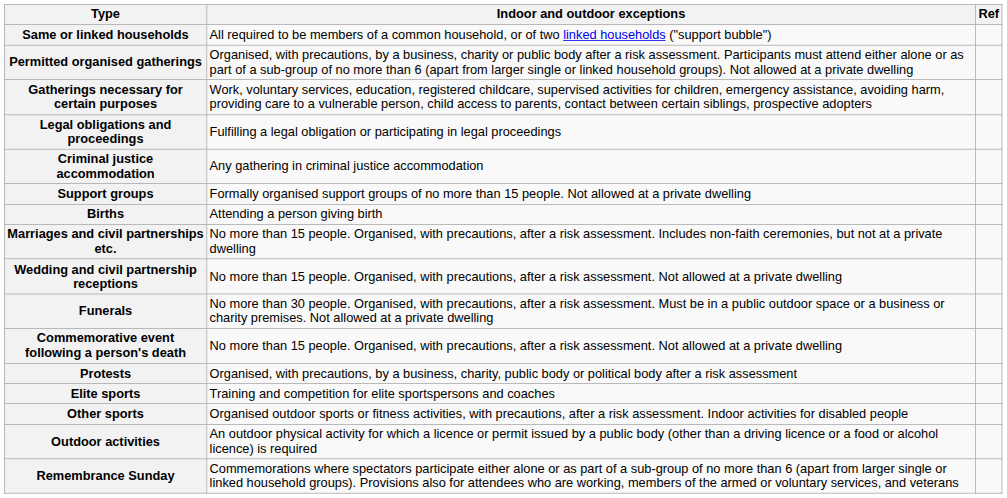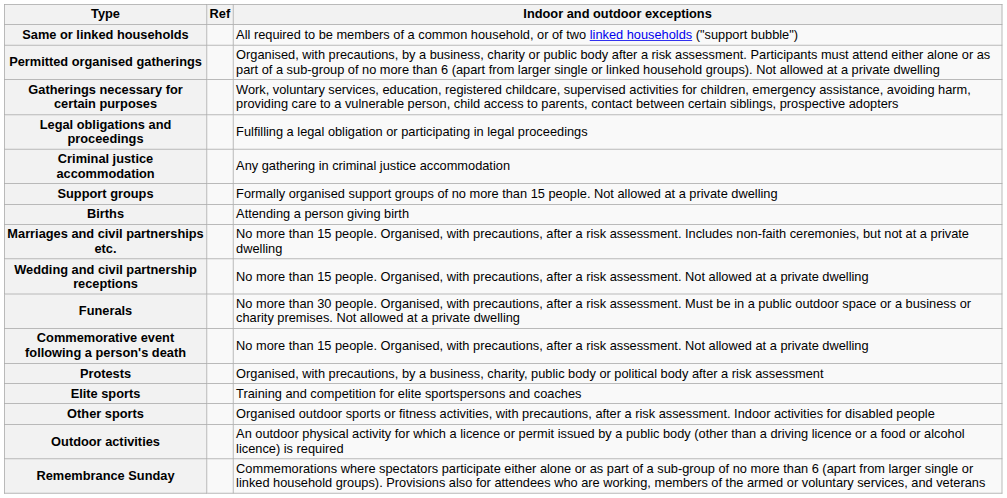columns swapped: (591, 14) <-> (989, 14)
